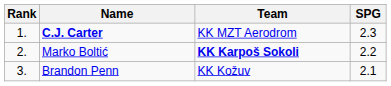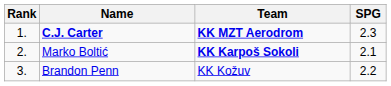(247, 33) normal -> (250, 33) bold
(368, 52) 2.2 -> (368, 52) 2.1
(368, 71) 2.1 -> (368, 71) 2.2
